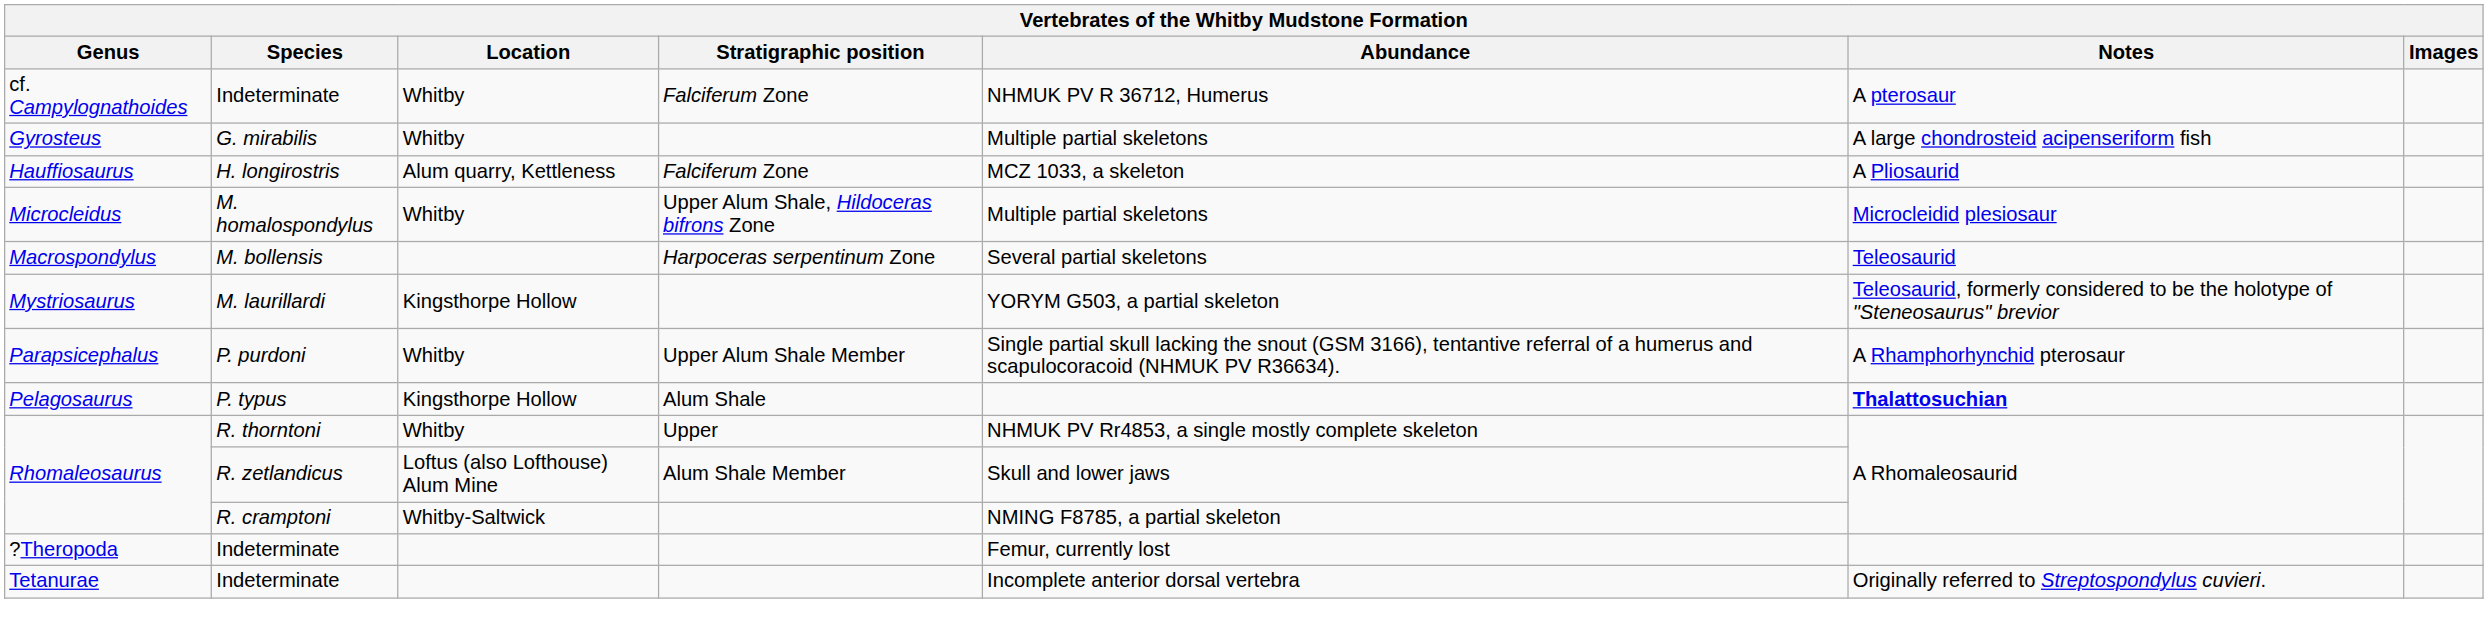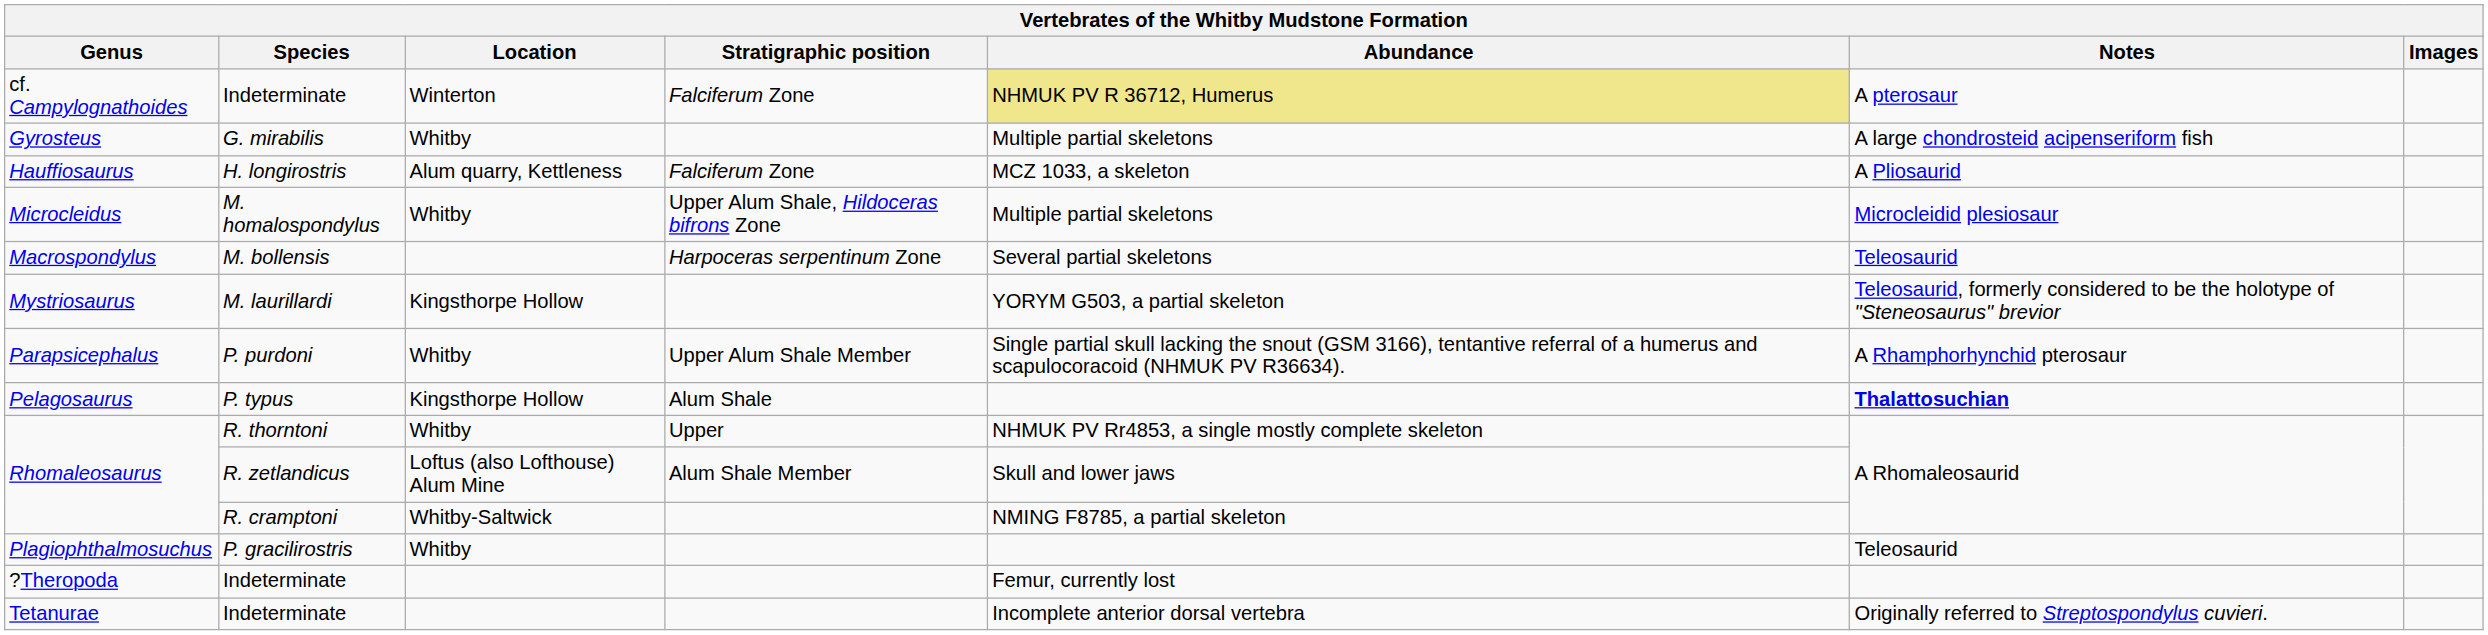(434, 95) Whitby -> (453, 95) Winterton
(1128, 95) no background -> (1133, 95) khaki background
+ row: (111, 549)
